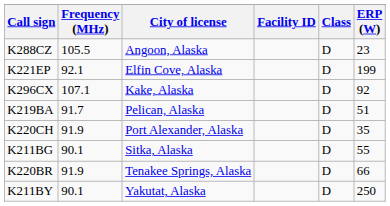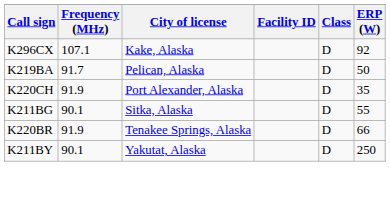- row: (30, 49)
- row: (29, 69)
(363, 110) 51 -> (363, 69) 50
